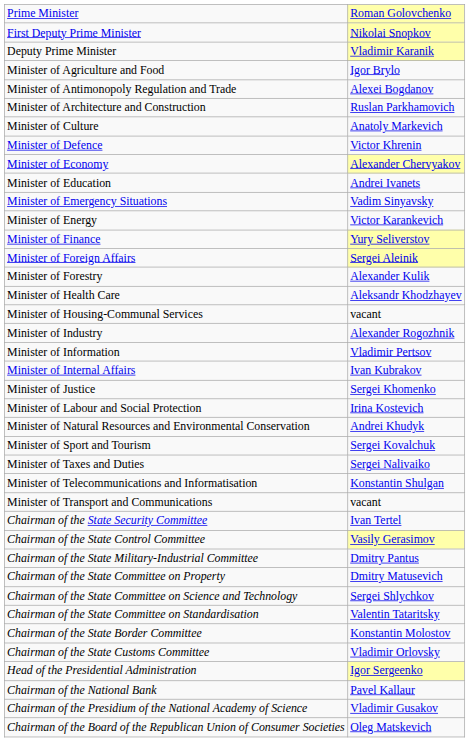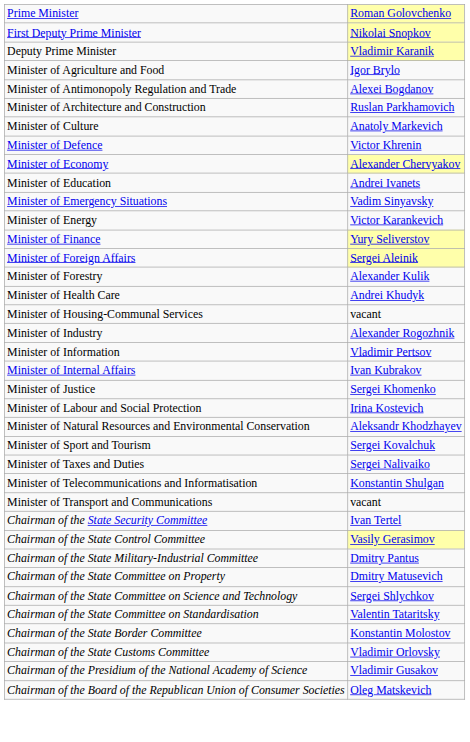(406, 295) Aleksandr Khodzhayev -> (387, 295) Andrei Khudyk
(387, 426) Andrei Khudyk -> (406, 426) Aleksandr Khodzhayev
- row: (102, 671)
- row: (82, 689)
